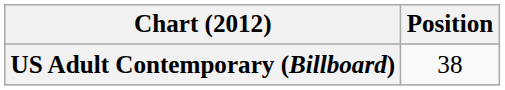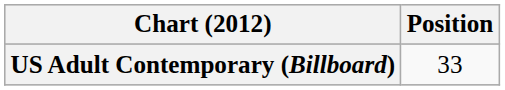(450, 64) 38 -> (450, 64) 33
